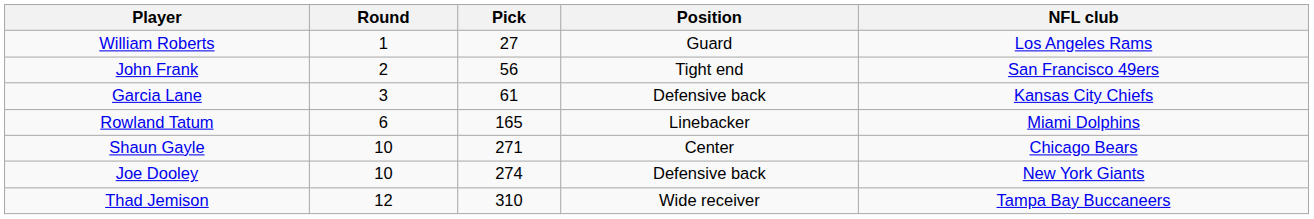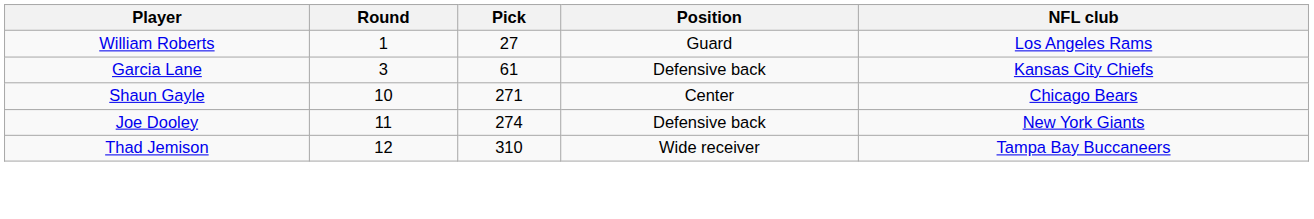- row: (157, 69)
- row: (157, 122)
(383, 174) 10 -> (383, 122) 11
